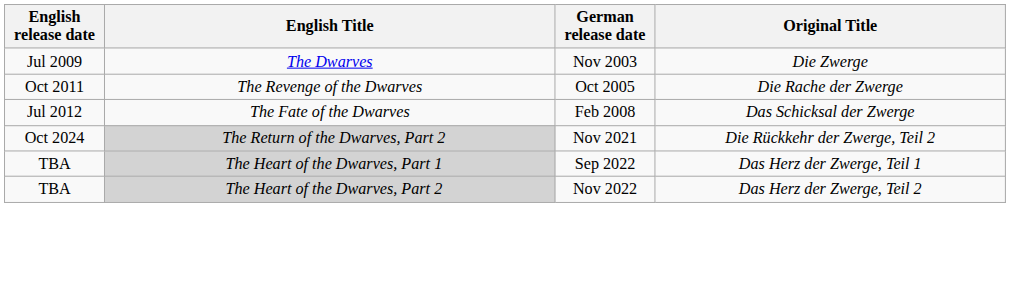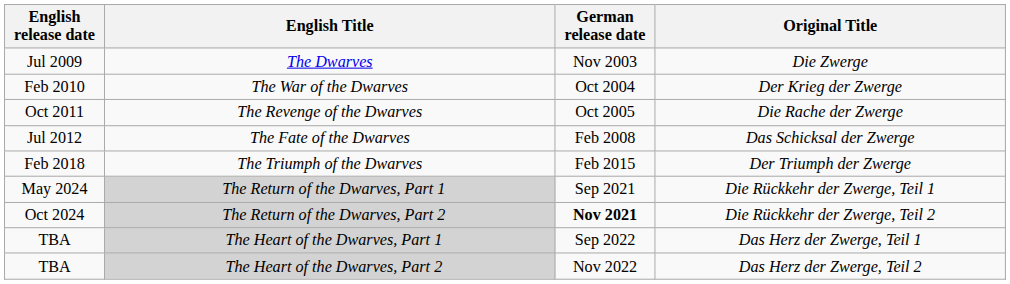+ row: (330, 86)
+ row: (330, 163)
+ row: (330, 189)
(605, 138) normal -> (605, 214) bold
